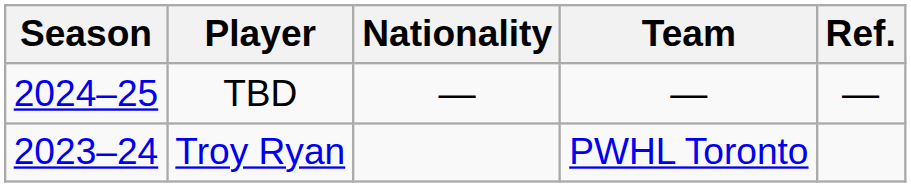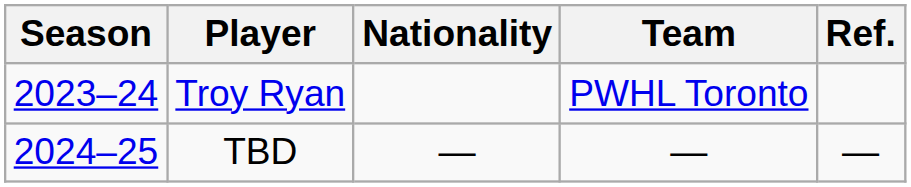rows swapped: (260, 151) <-> (260, 92)
